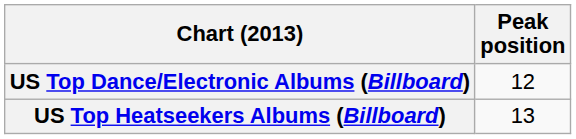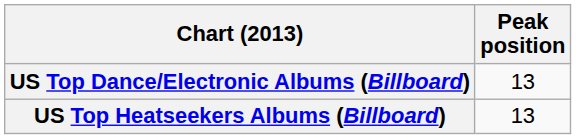(523, 81) 12 -> (523, 81) 13
